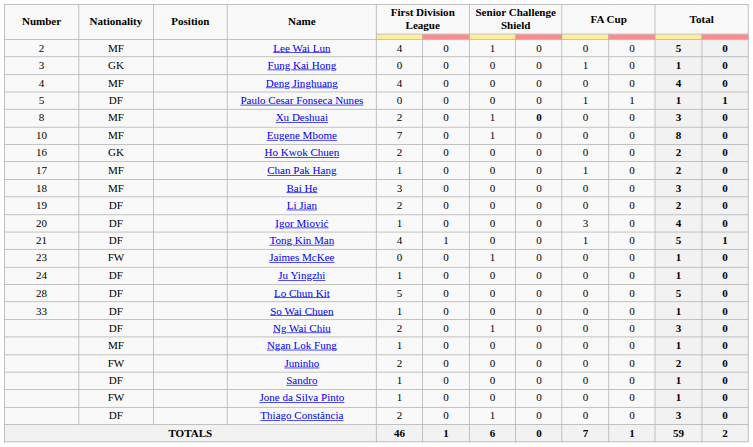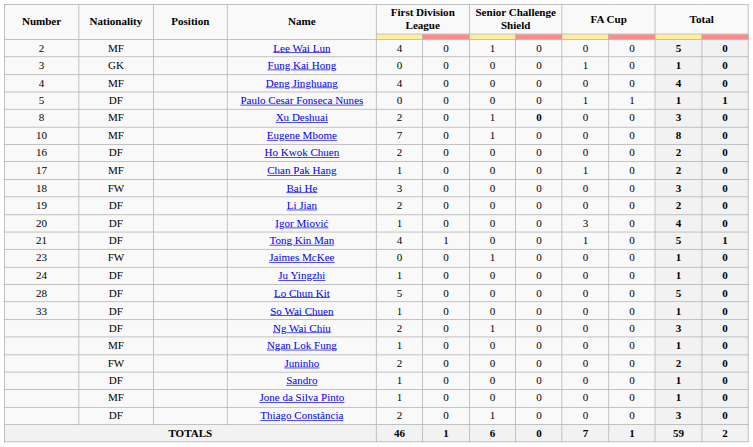(116, 153) GK -> (116, 153) DF
(116, 188) MF -> (116, 188) FW
(116, 398) FW -> (116, 398) MF
